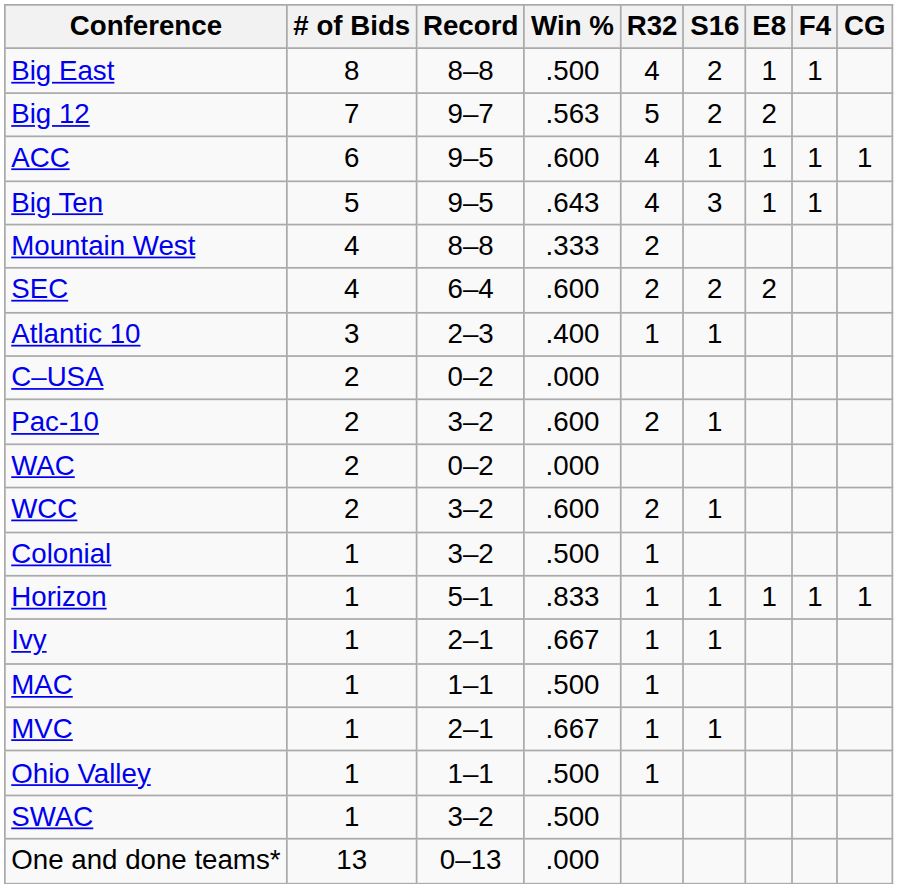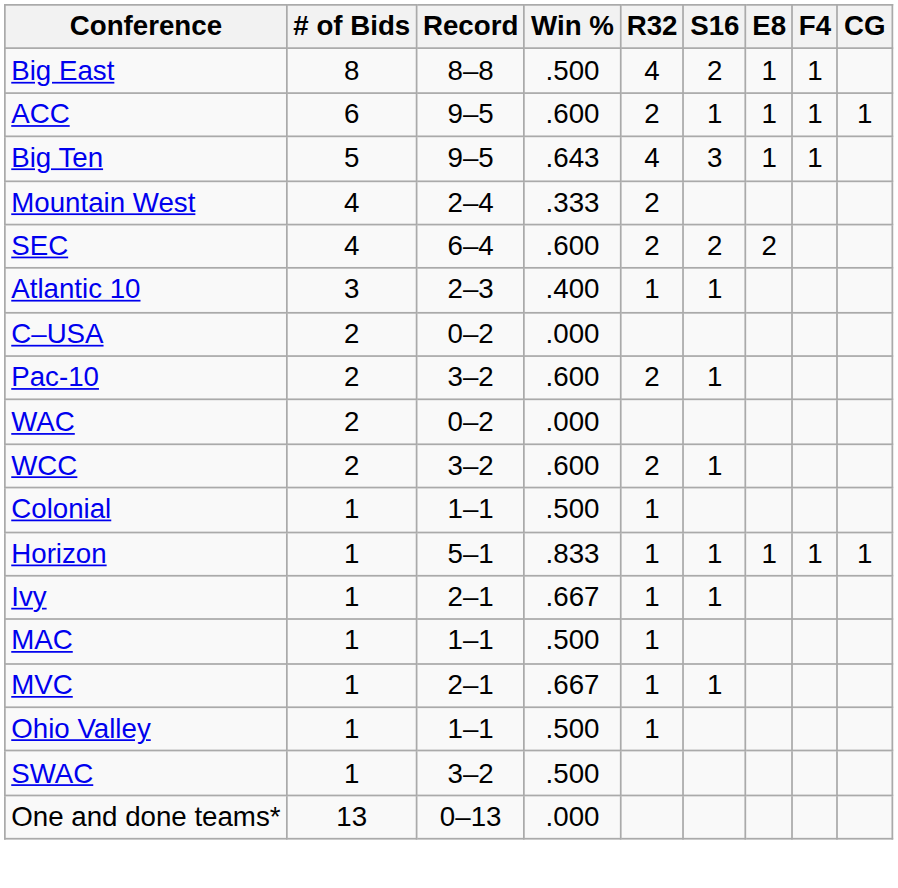- row: (50, 114)
(652, 158) 4 -> (652, 114) 2
(471, 245) 8–8 -> (471, 202) 2–4
(471, 553) 3–2 -> (471, 509) 1–1
